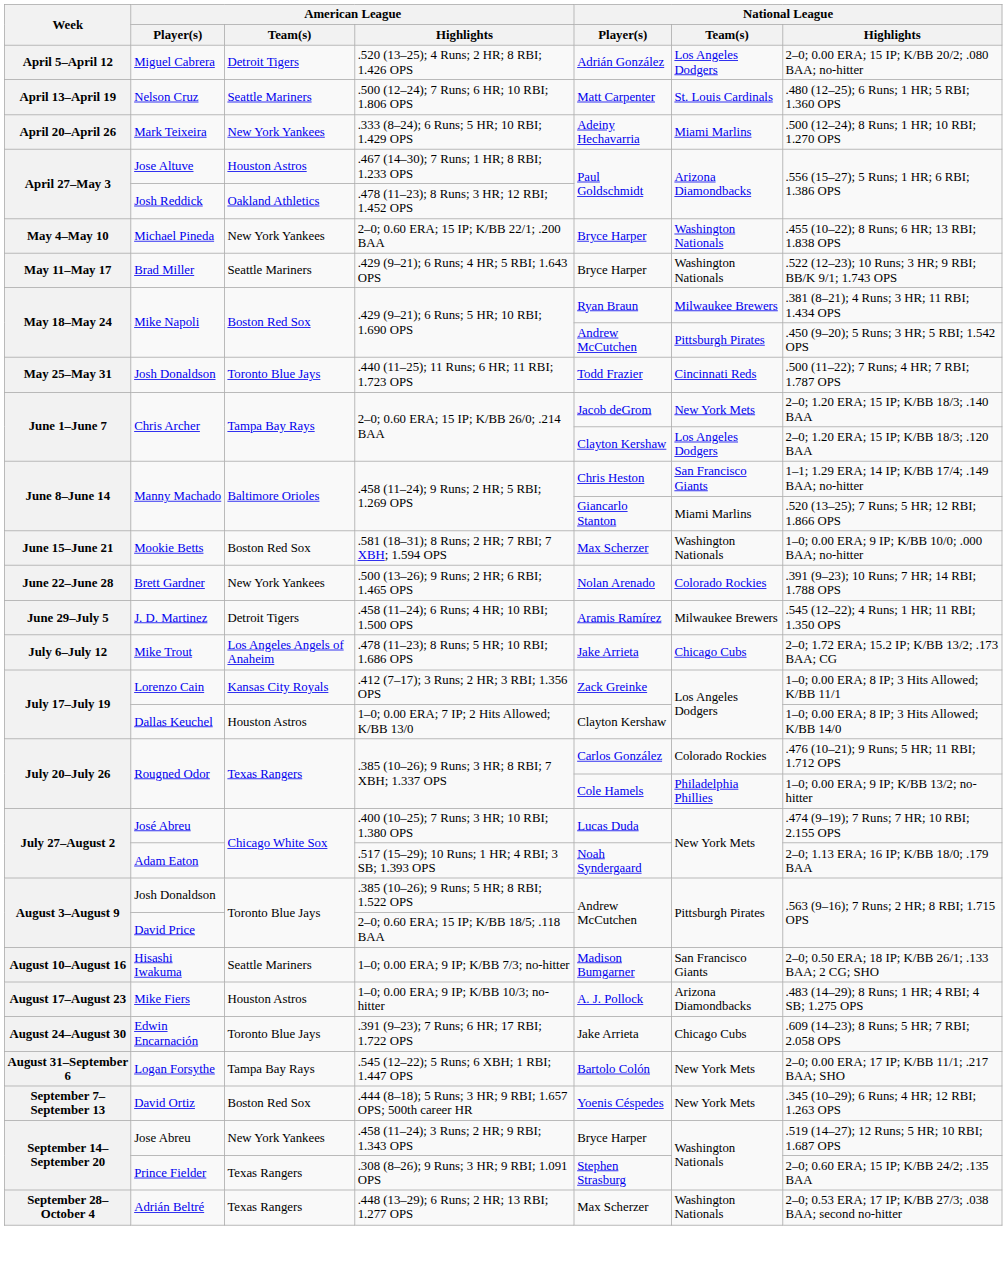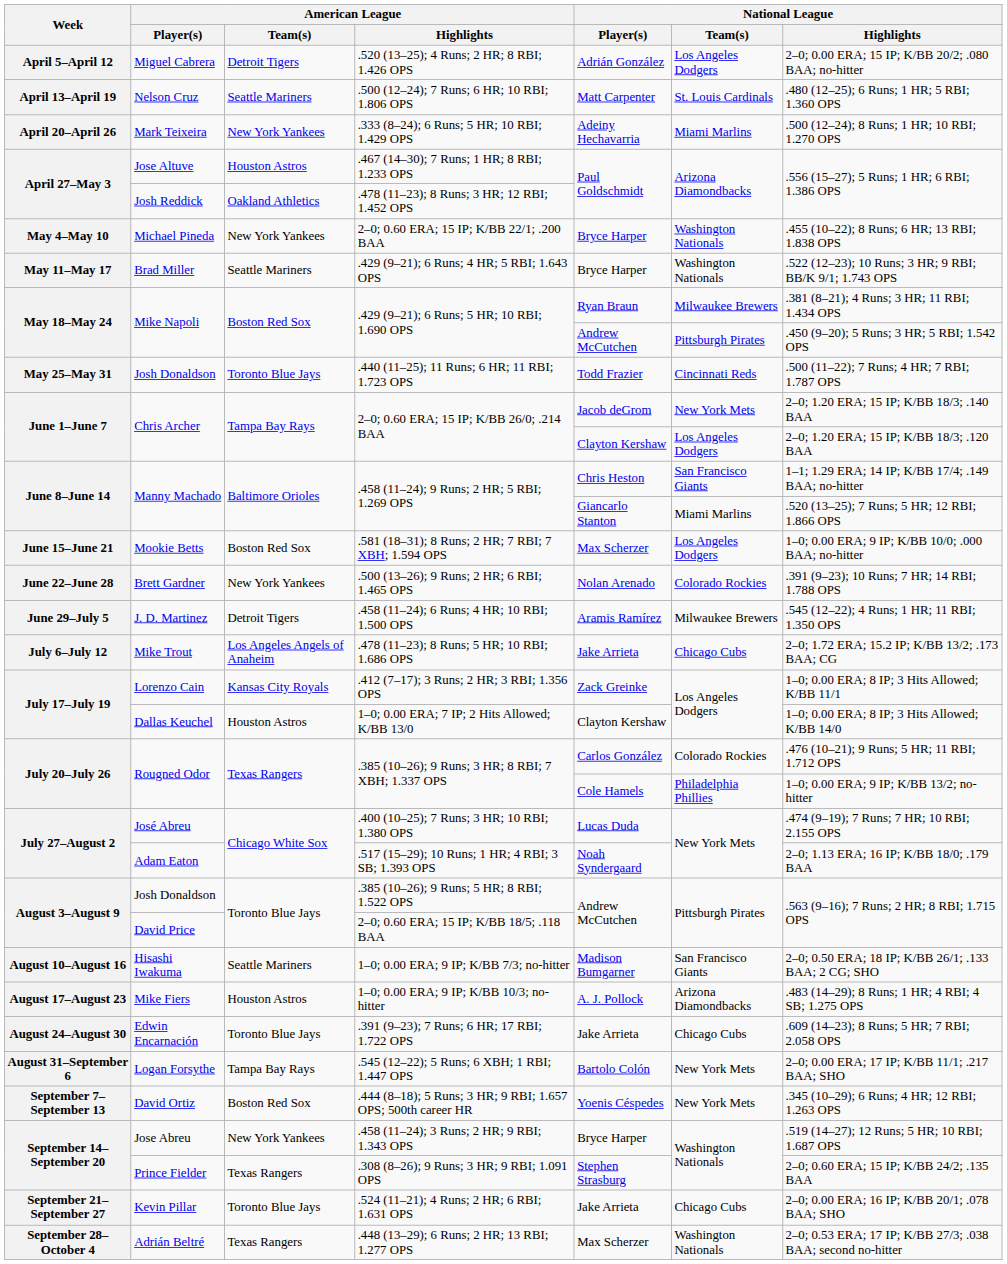(705, 548) Washington Nationals -> (706, 548) Los Angeles Dodgers
+ row: (165, 1207)
